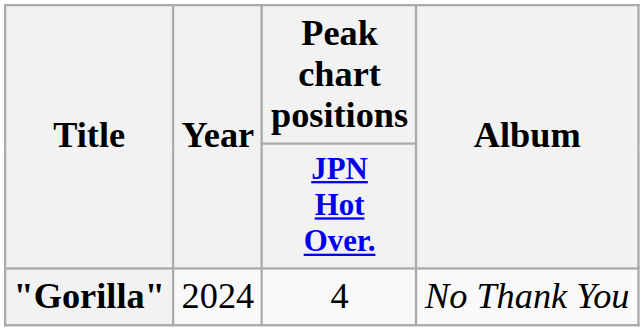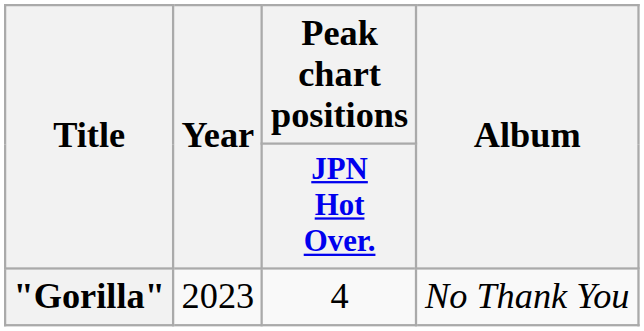(218, 296) 2024 -> (218, 296) 2023
